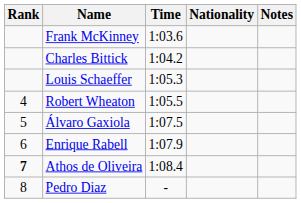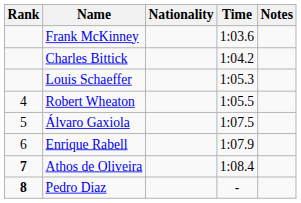columns swapped: (222, 15) <-> (166, 15)
(23, 187) normal -> (23, 187) bold
